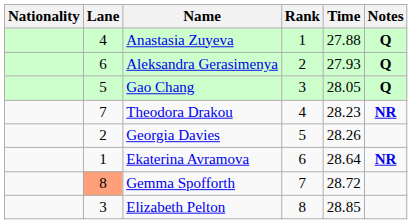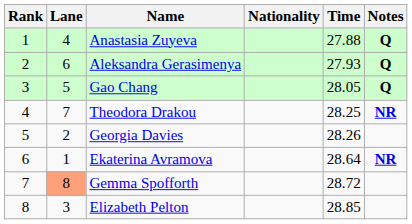columns swapped: (302, 16) <-> (44, 16)
(344, 111) 28.23 -> (344, 111) 28.25
